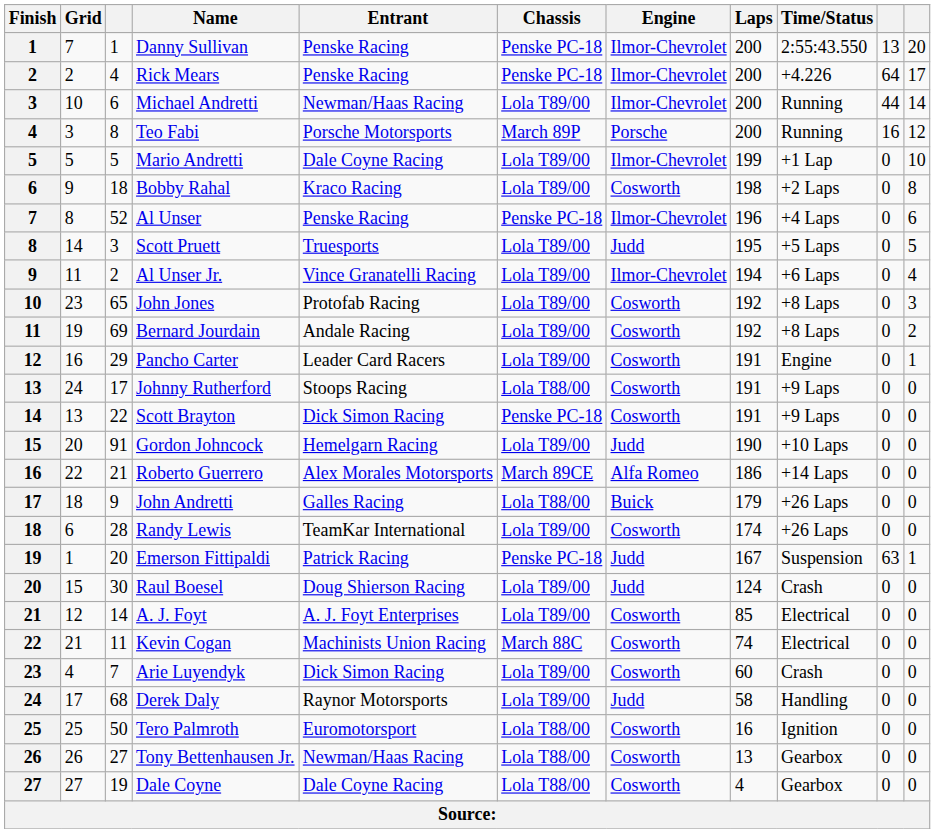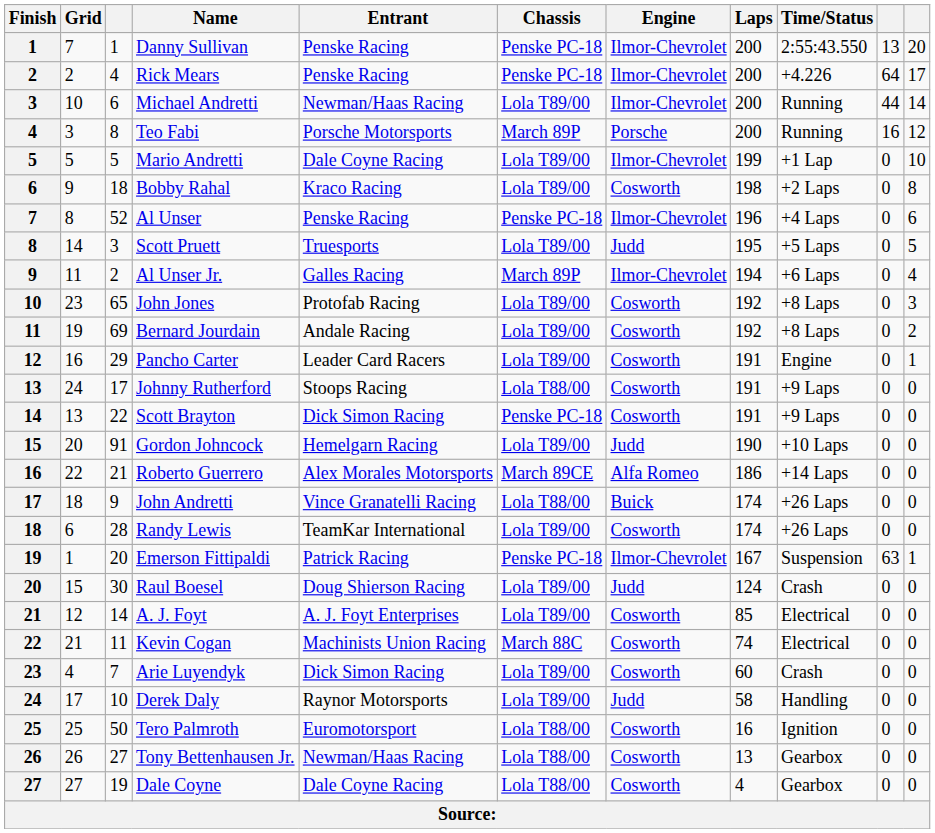(389, 274) Vince Granatelli Racing -> (353, 274) Galles Racing
(546, 274) Lola T89/00 -> (541, 274) March 89P
(353, 501) Galles Racing -> (389, 501) Vince Granatelli Racing
(748, 501) 179 -> (748, 501) 174
(627, 558) Judd -> (669, 558) Ilmor-Chevrolet
(119, 700) 68 -> (119, 700) 10
